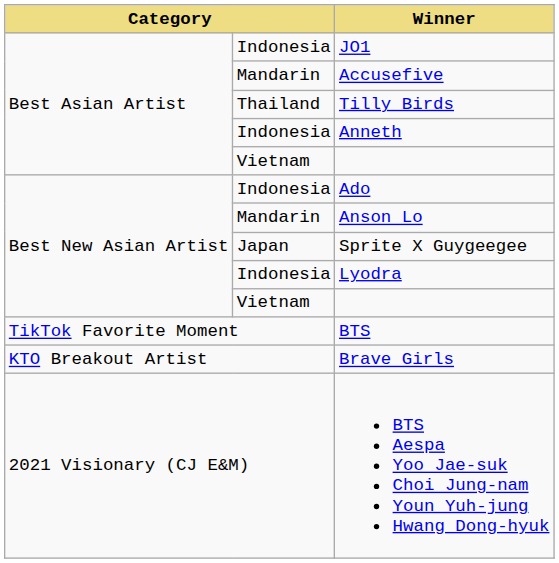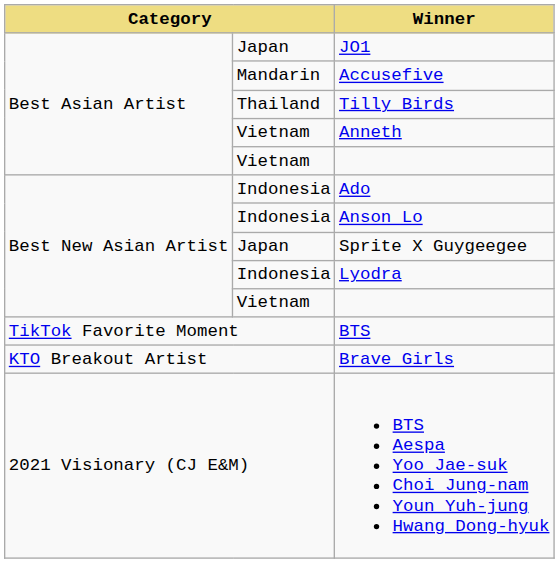(284, 47) Indonesia -> (263, 47) Japan
(284, 132) Indonesia -> (273, 132) Vietnam
(278, 218) Mandarin -> (284, 218) Indonesia
